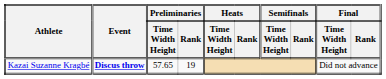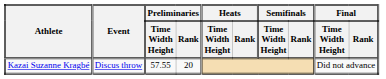(120, 66) bold -> (118, 66) normal
(163, 66) 57.65 -> (161, 66) 57.55
(191, 66) 19 -> (188, 66) 20
